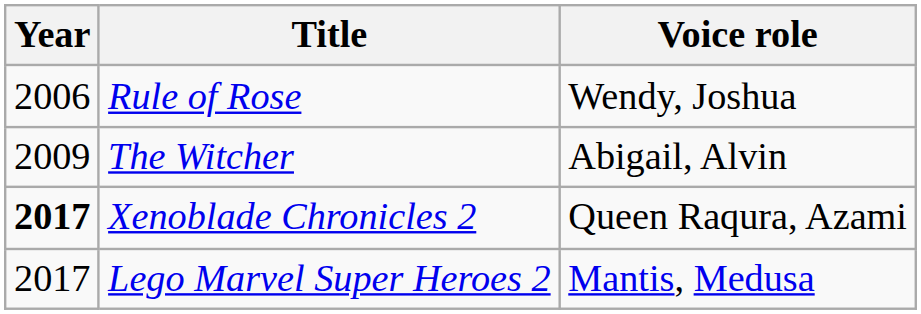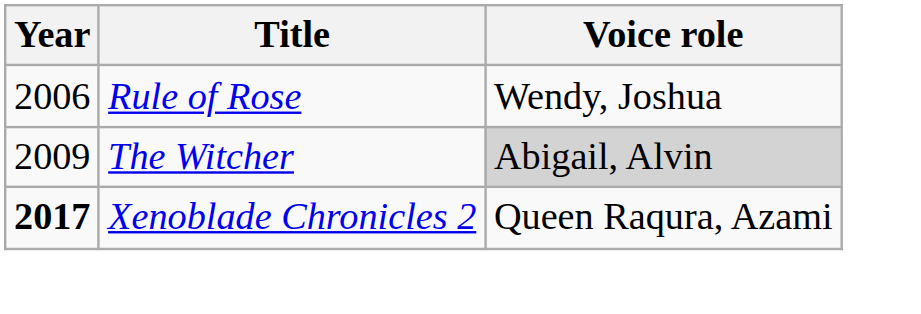(678, 156) no background -> (603, 156) lightgrey background
- row: (329, 277)
